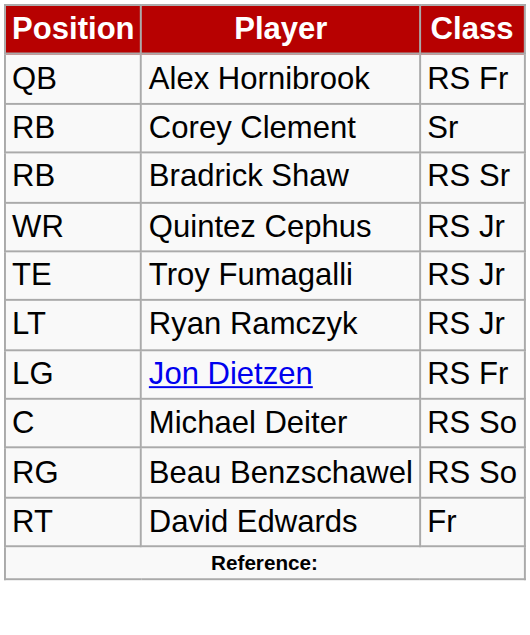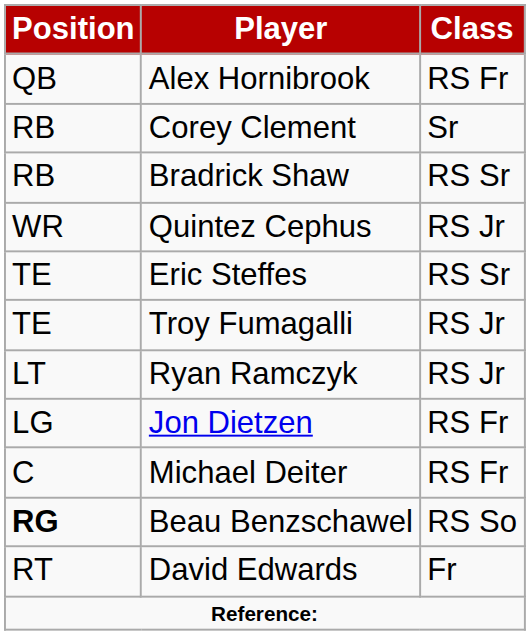+ row: (228, 275)
(472, 422) RS So -> (468, 472) RS Fr
(35, 472) normal -> (35, 521) bold
